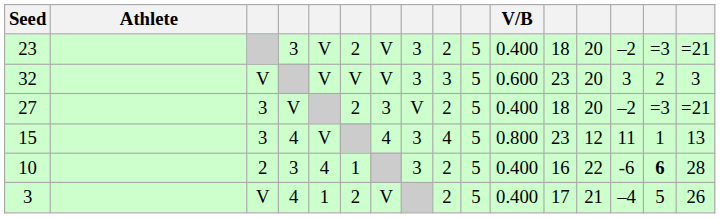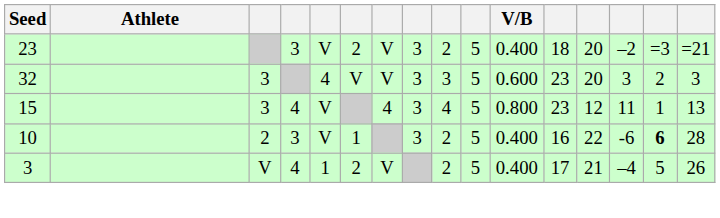(263, 78) V -> (265, 78) 3
(324, 78) V -> (325, 78) 4
- row: (28, 108)
(324, 167) 4 -> (325, 138) V
